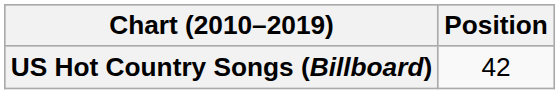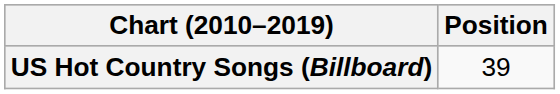(496, 66) 42 -> (496, 66) 39
